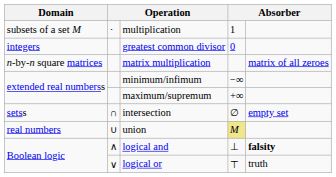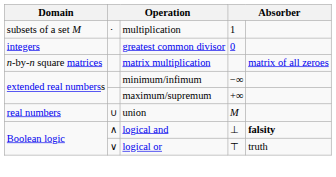- row: (147, 112)
(234, 129) khaki background -> (234, 112) no background
